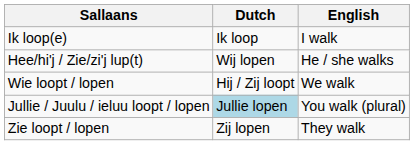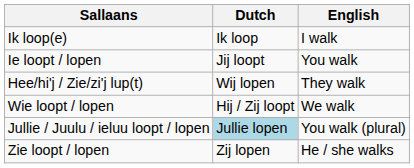+ row: (54, 60)
(347, 60) He / she walks -> (333, 83) They walk
(333, 128) They walk -> (347, 151) He / she walks
